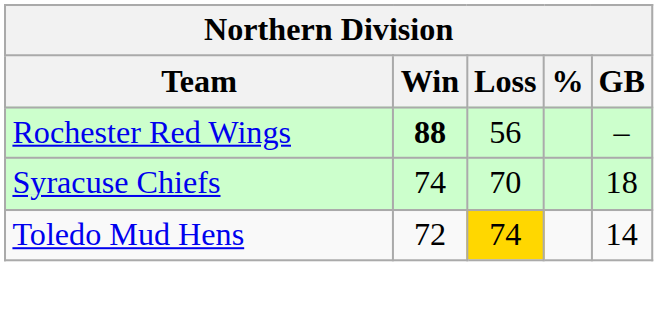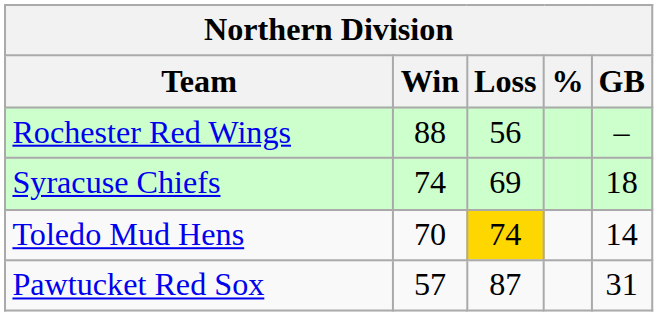(430, 132) bold -> (430, 132) normal
(505, 183) 70 -> (505, 183) 69
(430, 234) 72 -> (430, 234) 70
+ row: (138, 285)
